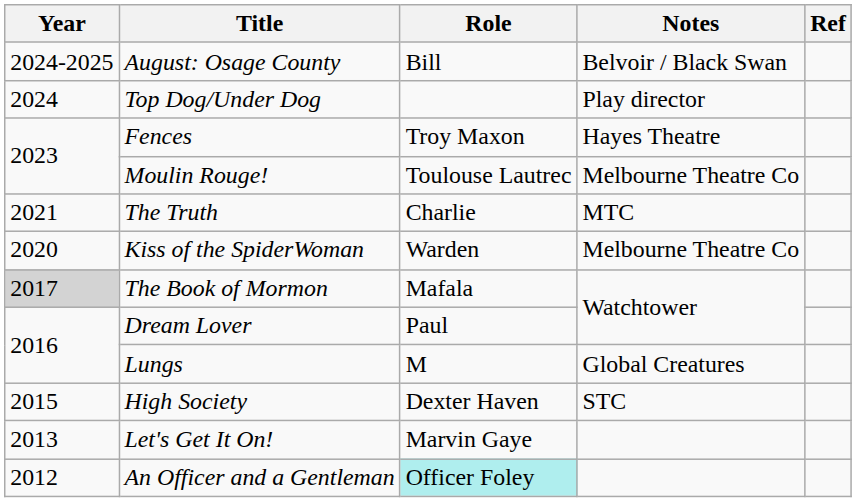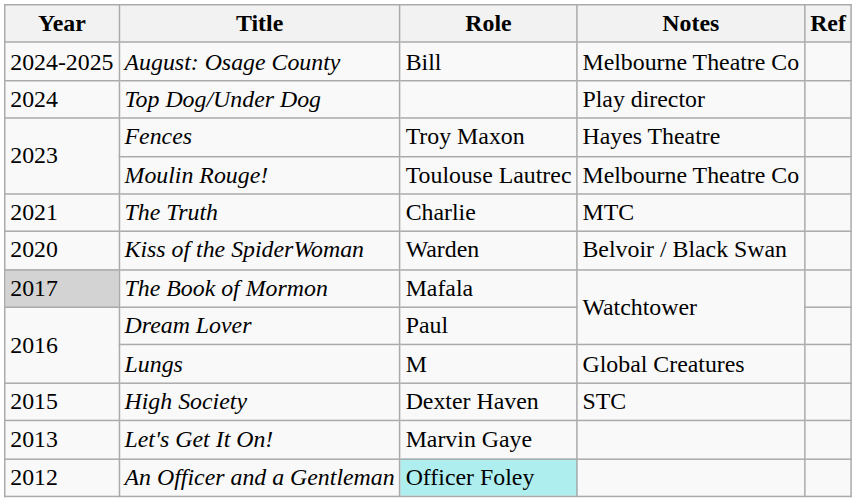(685, 61) Belvoir / Black Swan -> (691, 61) Melbourne Theatre Co
(691, 250) Melbourne Theatre Co -> (685, 250) Belvoir / Black Swan
